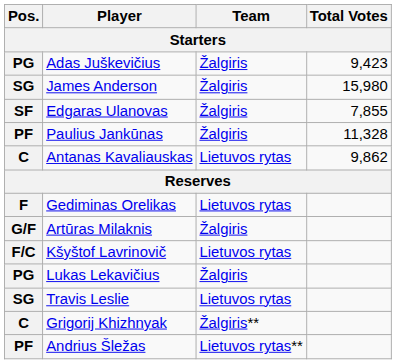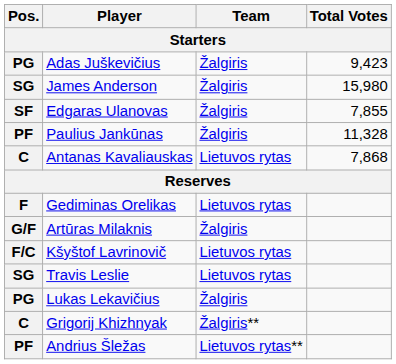(369, 157) 9,862 -> (369, 157) 7,868
rows swapped: (103, 275) <-> (88, 299)
